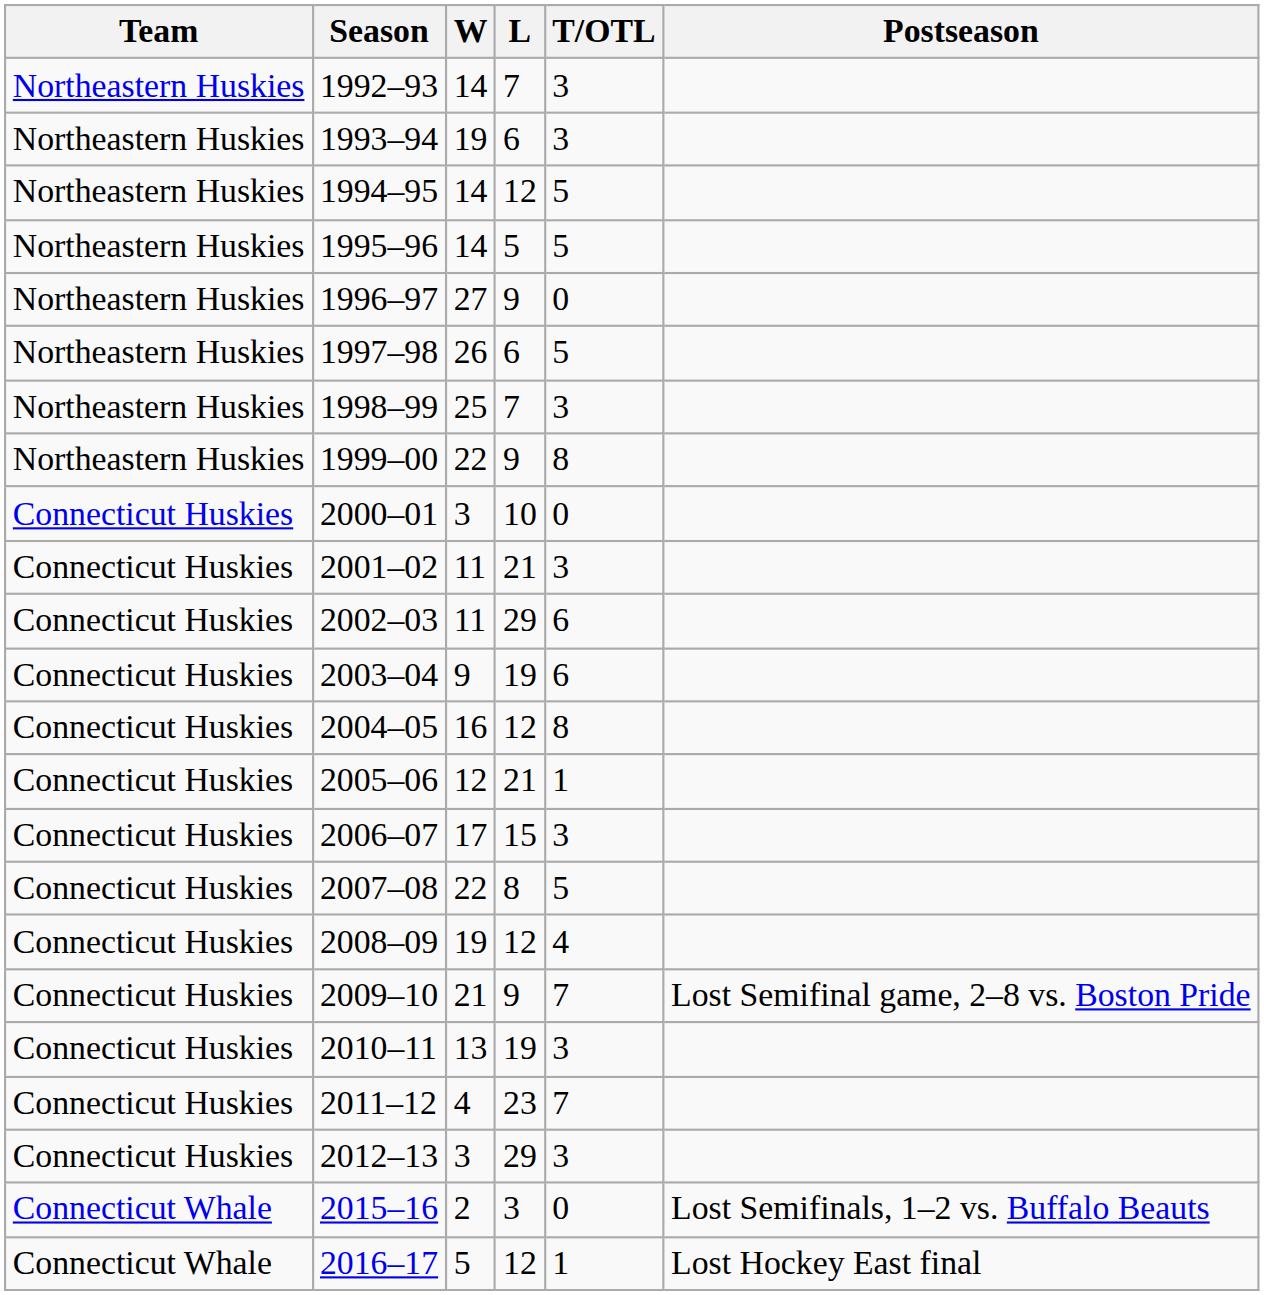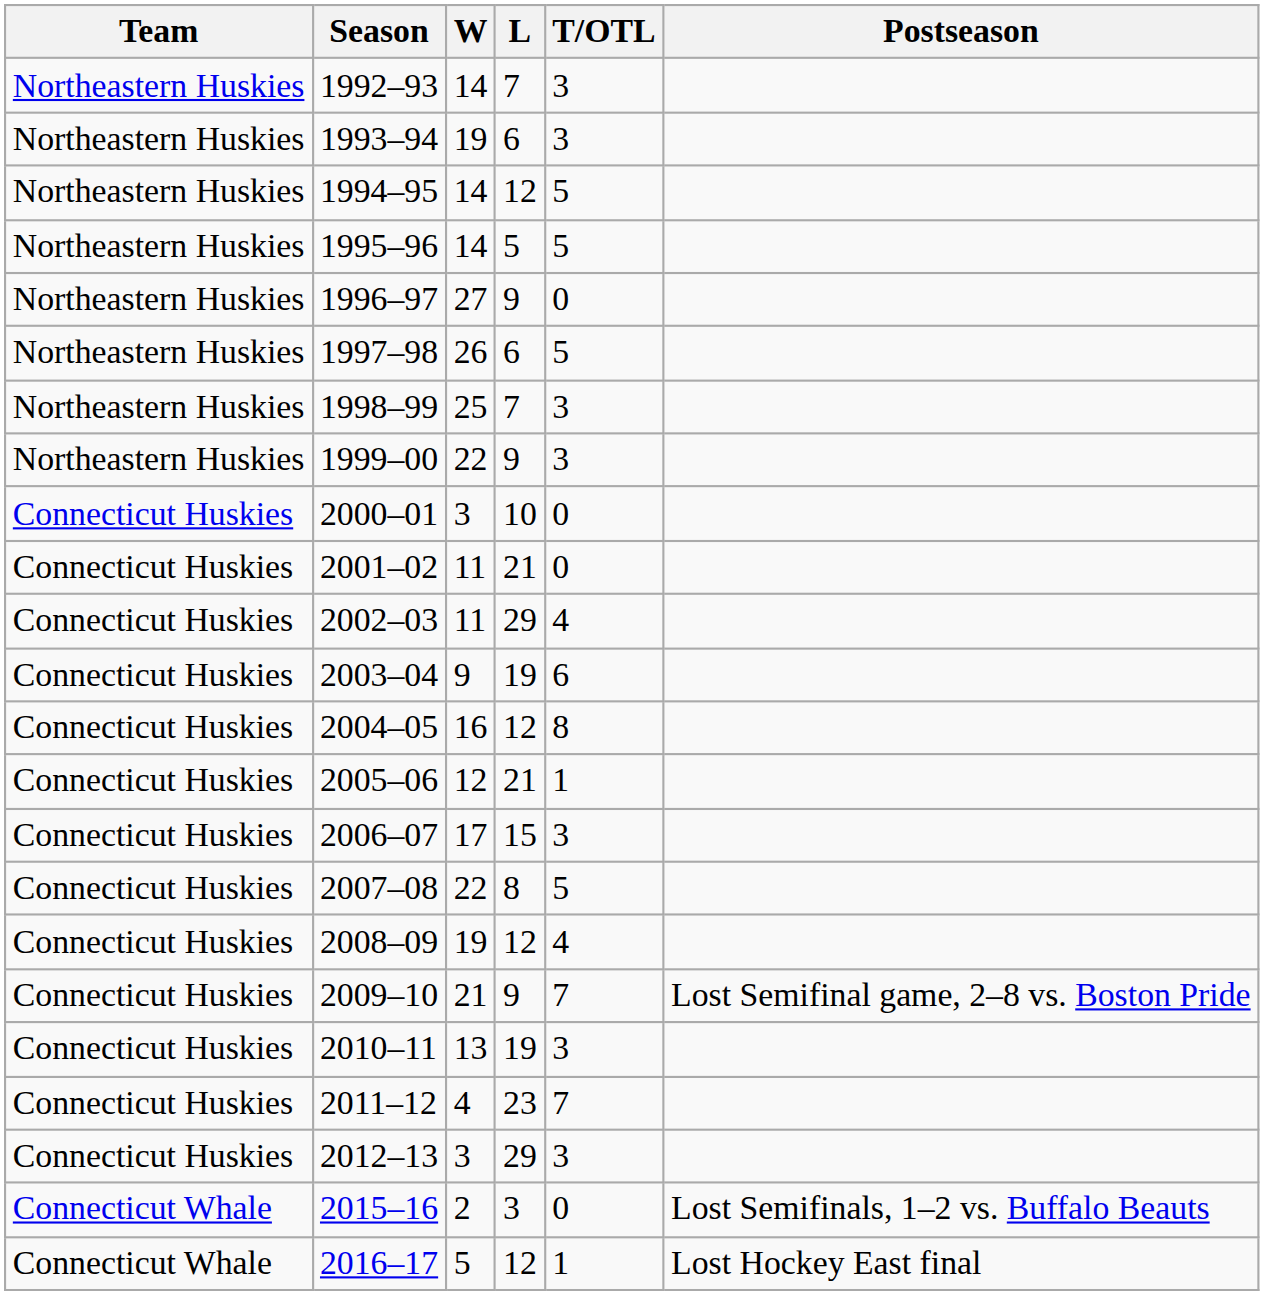(561, 459) 8 -> (561, 459) 3
(561, 566) 3 -> (561, 566) 0
(561, 620) 6 -> (561, 620) 4
